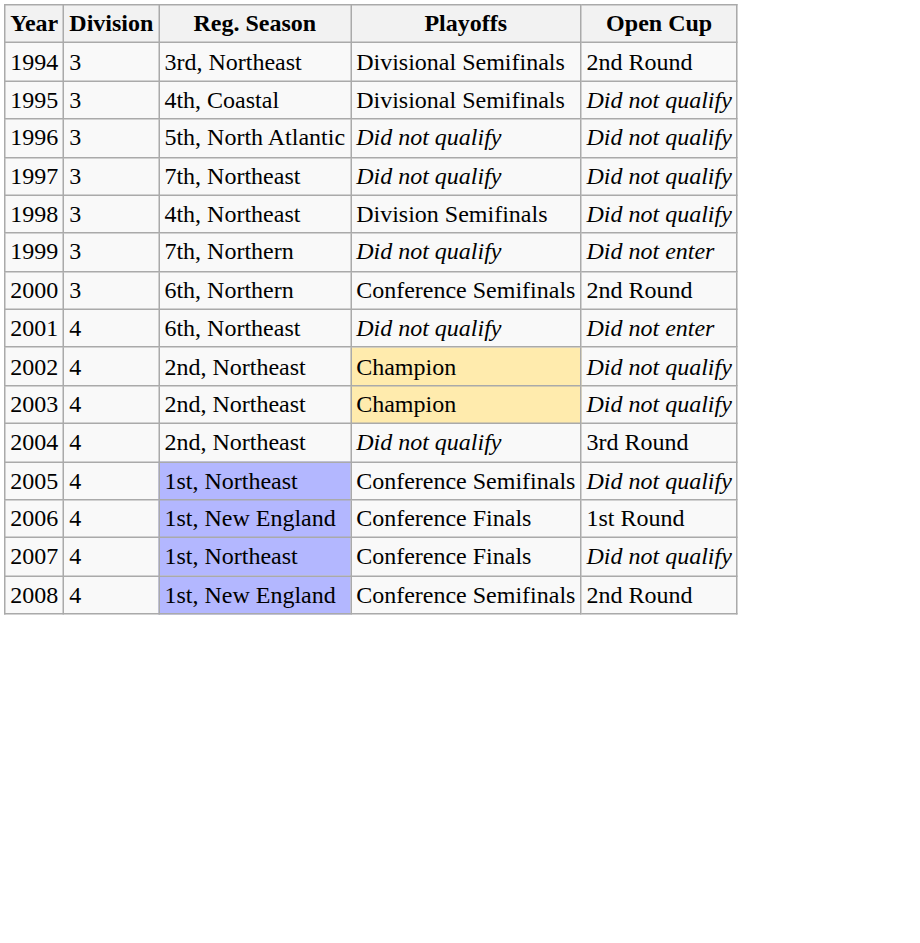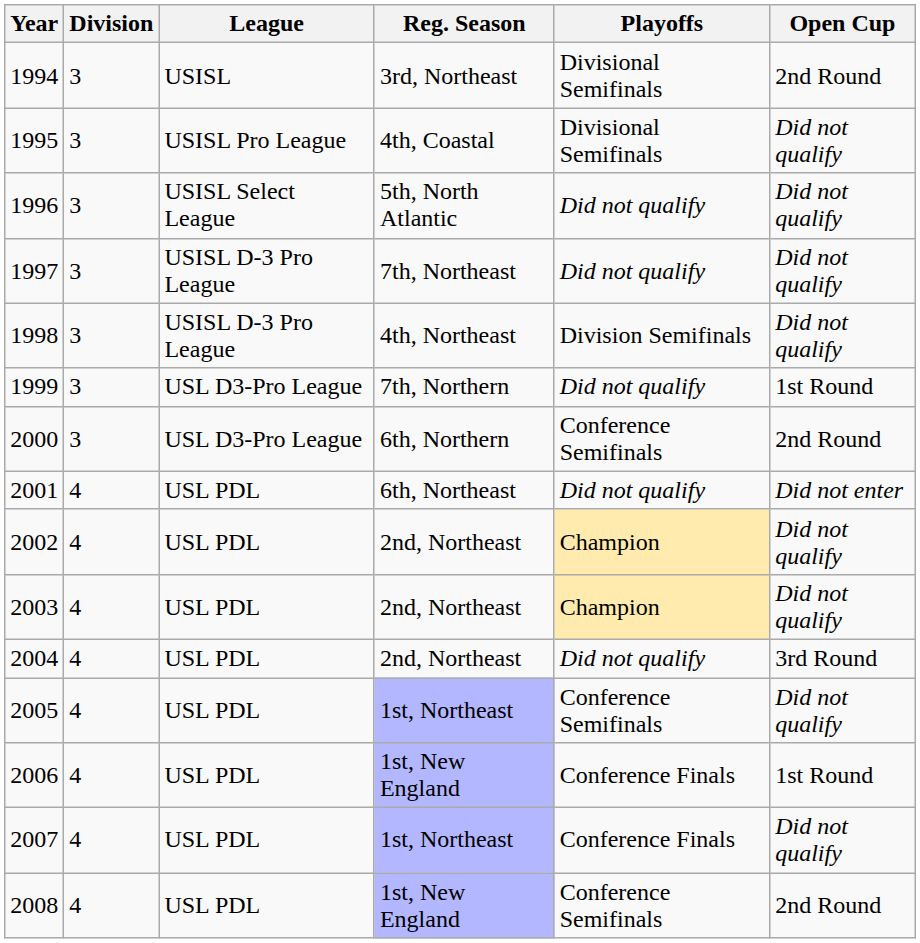+ column: (267, 23)
(650, 251) Did not enter -> (824, 386) 1st Round
